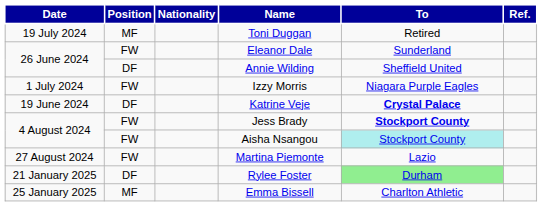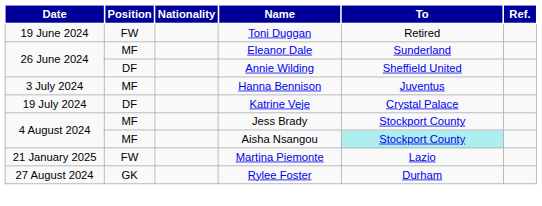(55, 33) 19 July 2024 -> (55, 33) 19 June 2024
(130, 33) MF -> (130, 33) FW
(130, 51) FW -> (130, 51) MF
- row: (280, 86)
+ row: (280, 86)
(55, 104) 19 June 2024 -> (55, 104) 19 July 2024
(422, 104) bold -> (422, 104) normal
(130, 122) FW -> (130, 122) MF
(422, 122) bold -> (422, 122) normal
(130, 139) FW -> (130, 139) MF
(55, 157) 27 August 2024 -> (55, 157) 21 January 2025
(55, 175) 21 January 2025 -> (55, 175) 27 August 2024
(130, 175) DF -> (130, 175) GK
(422, 175) lightgreen background -> (422, 175) no background
- row: (280, 193)
